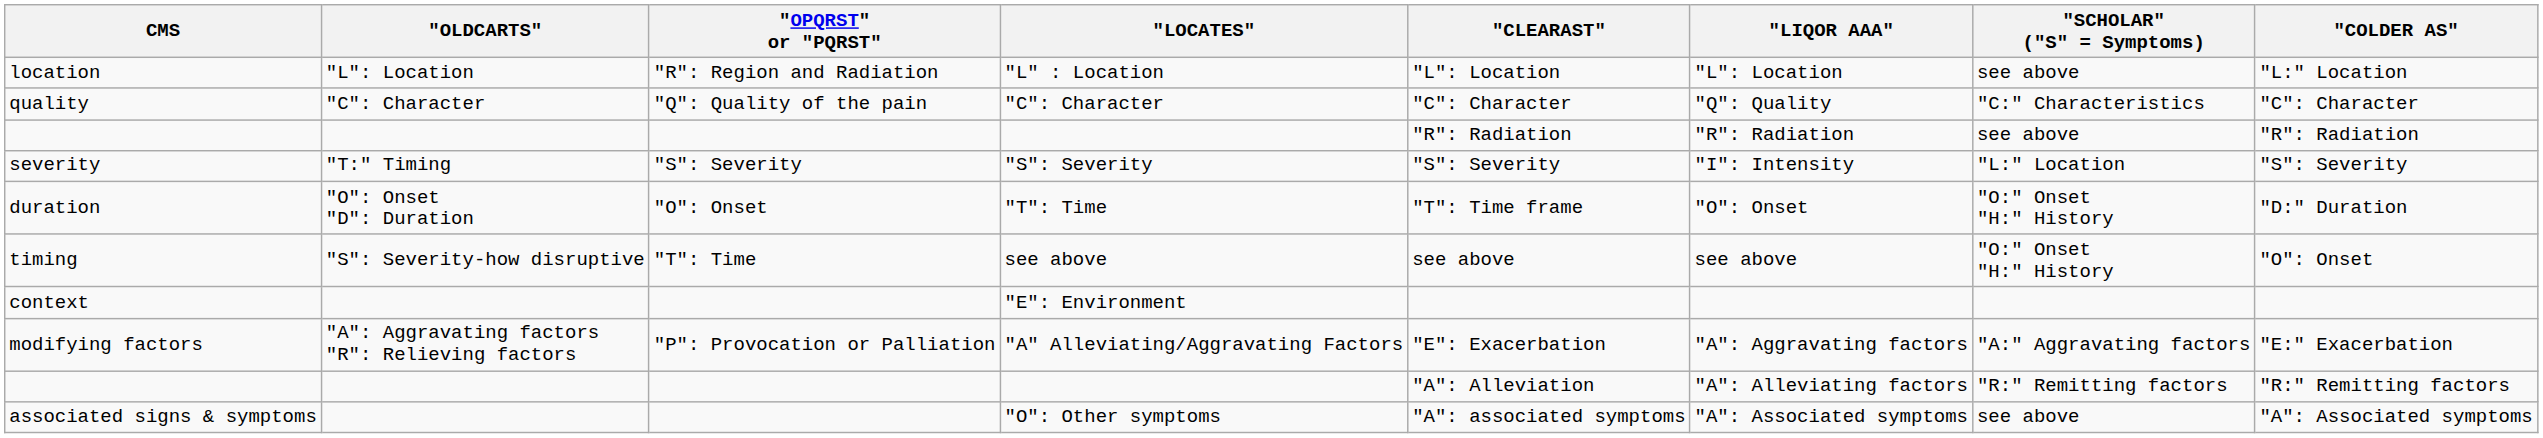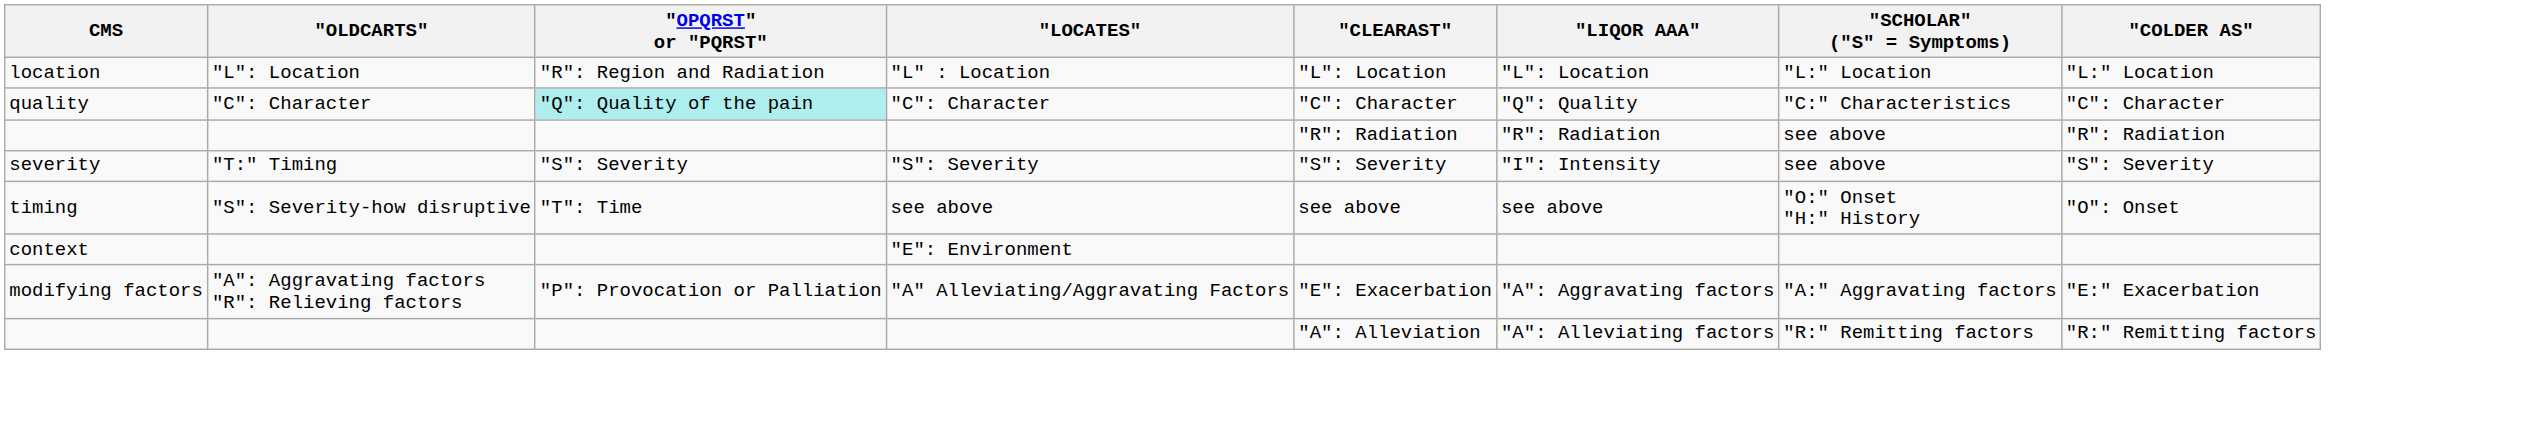(2028, 73) see above -> (1857, 73) "L:" Location
(790, 104) no background -> (677, 104) paleturquoise background
(2051, 166) "L:" Location -> (1835, 166) see above
- row: (55, 208)
- row: (163, 417)
